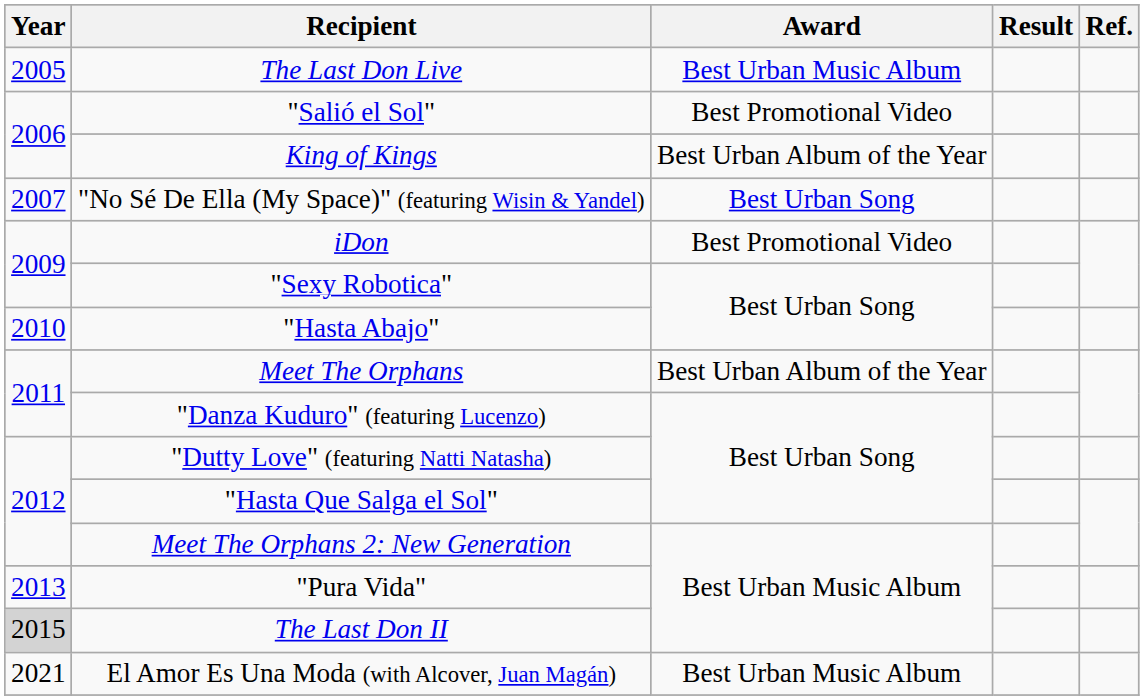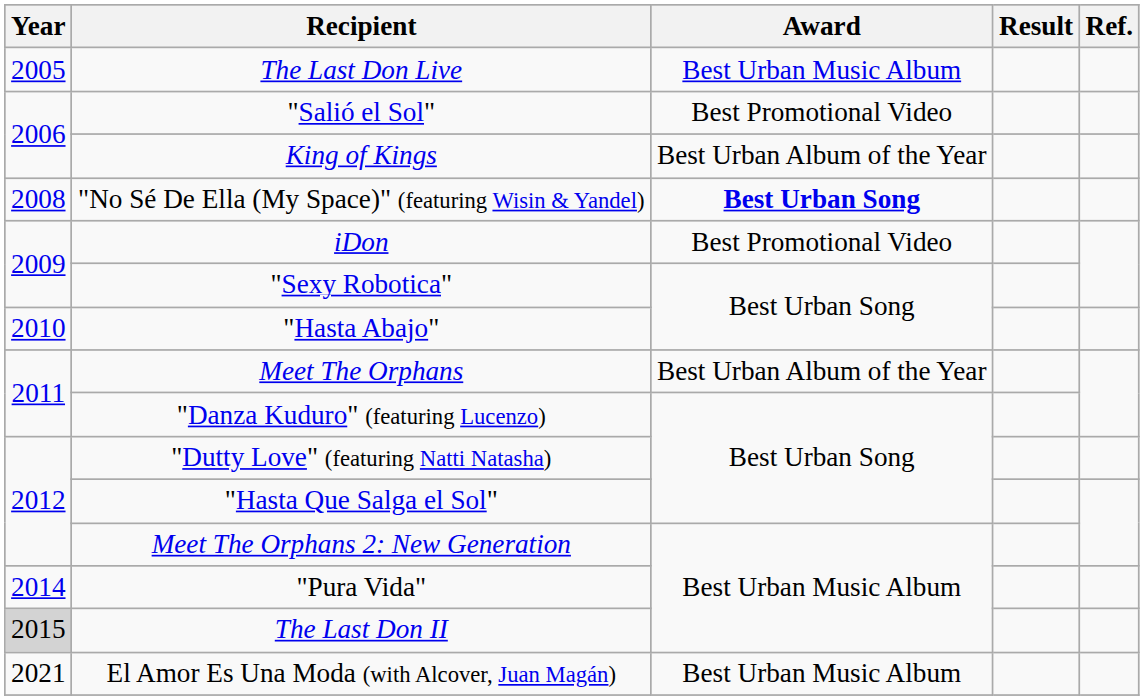(38, 198) 2007 -> (38, 198) 2008
(822, 198) normal -> (822, 198) bold
(38, 586) 2013 -> (38, 586) 2014
